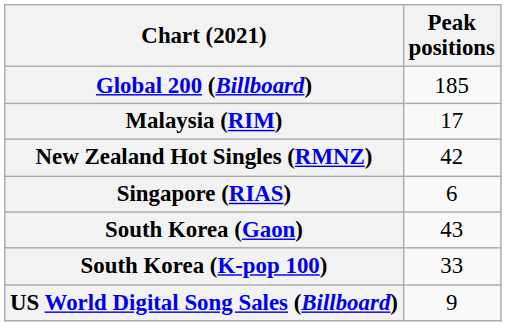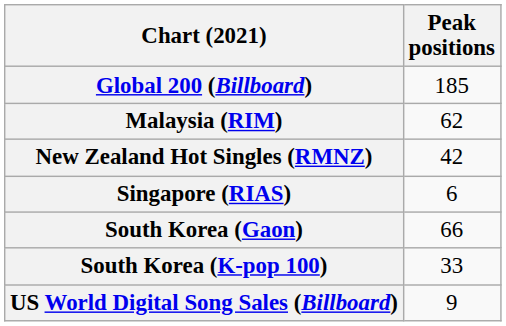(452, 120) 17 -> (452, 120) 62
(452, 229) 43 -> (452, 229) 66
